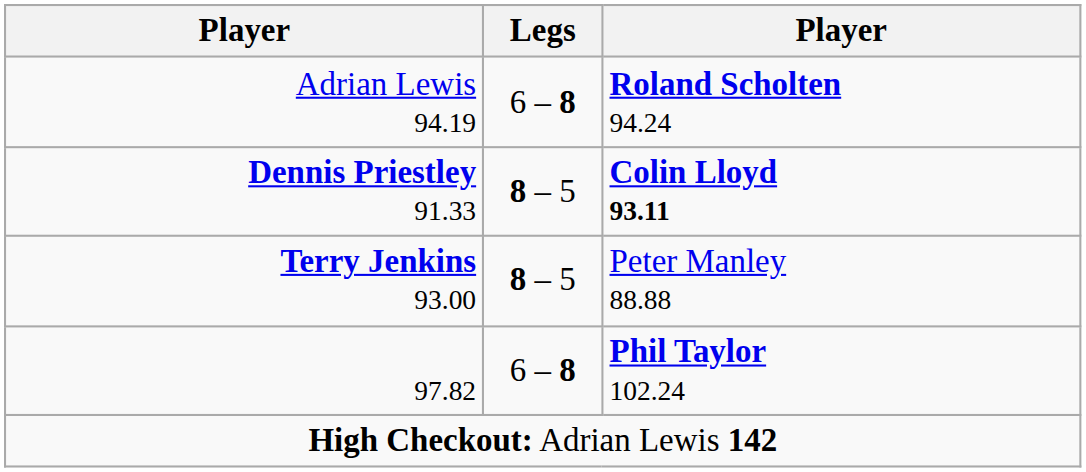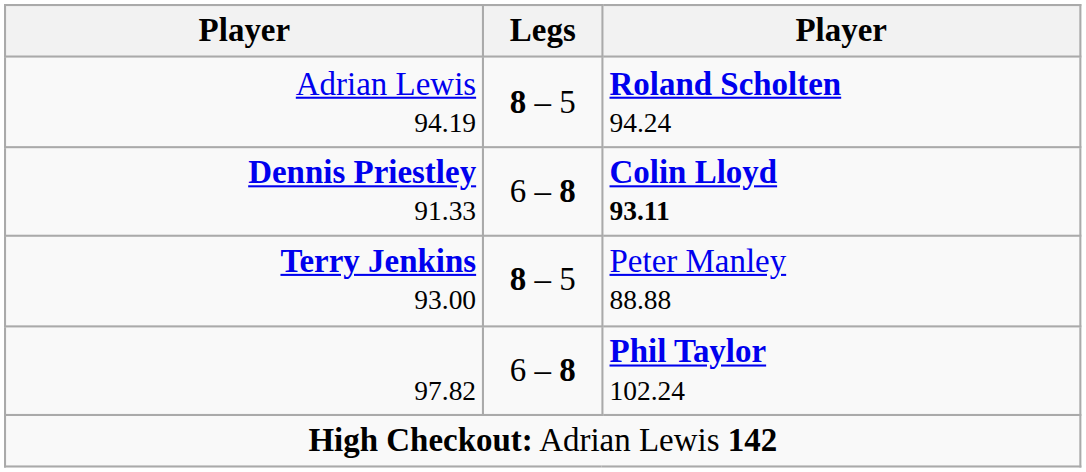(543, 101) 6 – 8 -> (543, 101) 8 – 5
(543, 190) 8 – 5 -> (543, 190) 6 – 8
